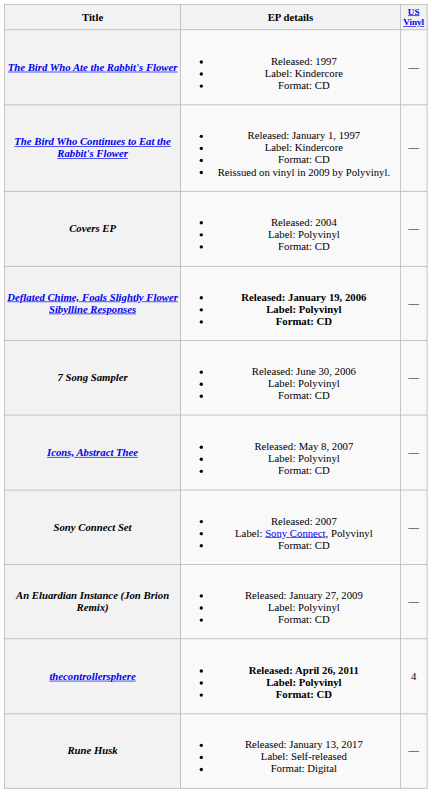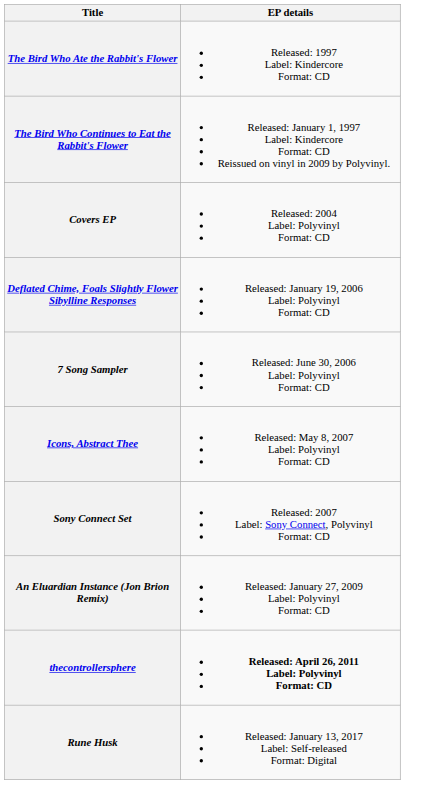- column: (414, 17)
(290, 309) bold -> (290, 301) normal
